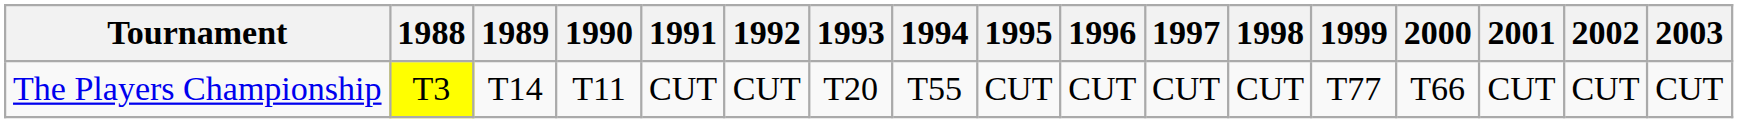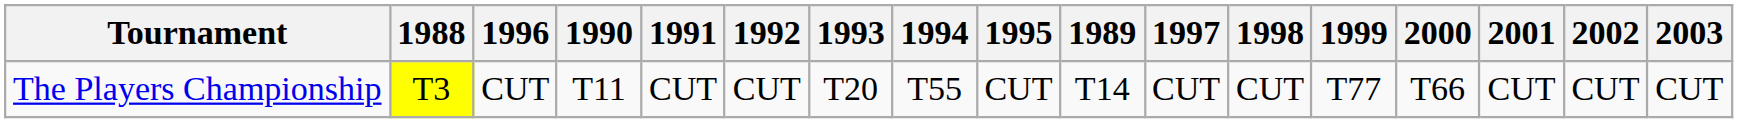columns swapped: (515, 32) <-> (1102, 32)
